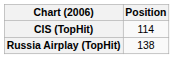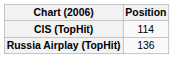(146, 45) 138 -> (146, 45) 136
